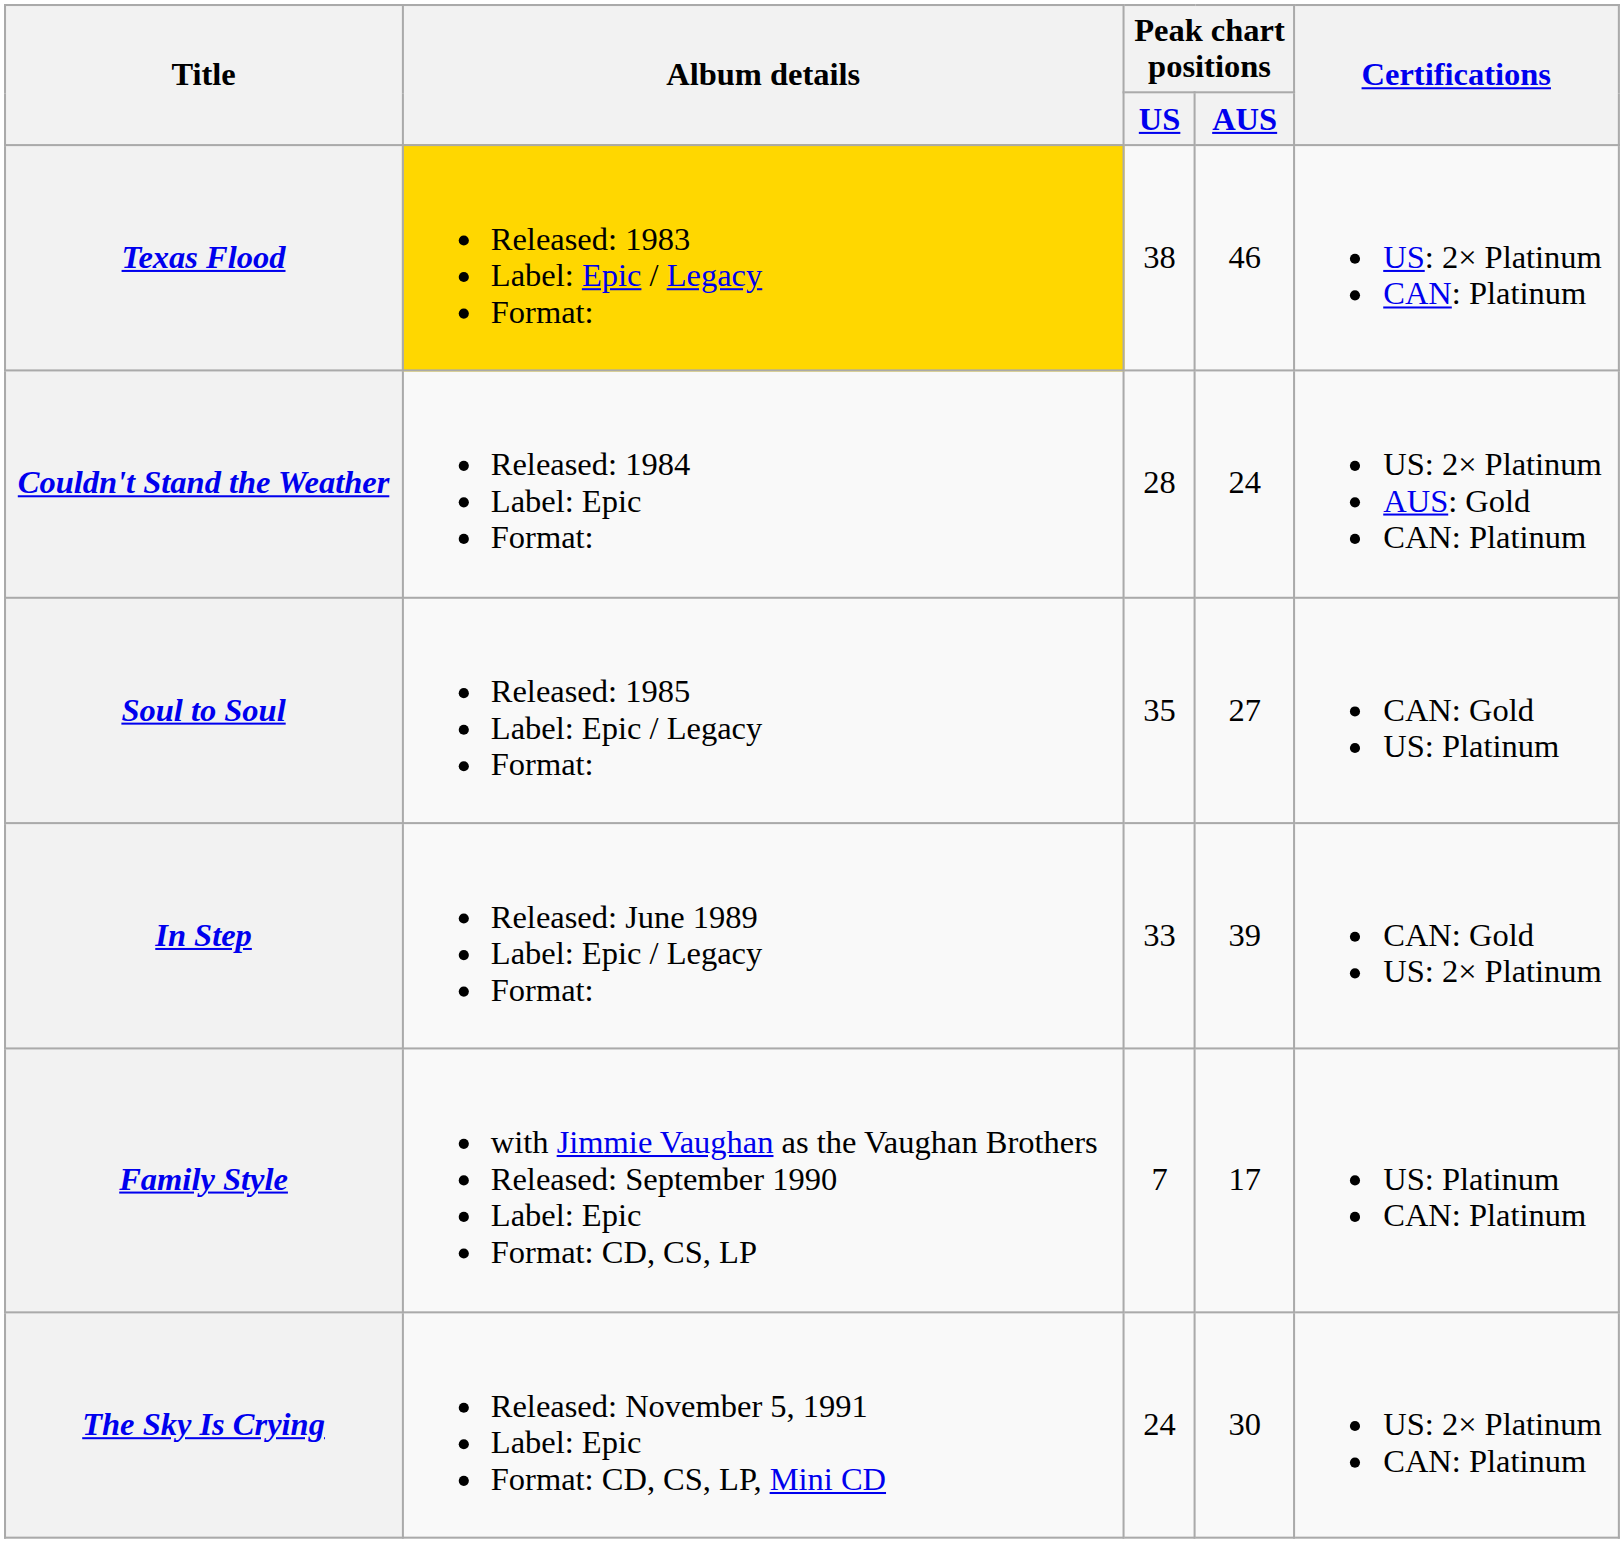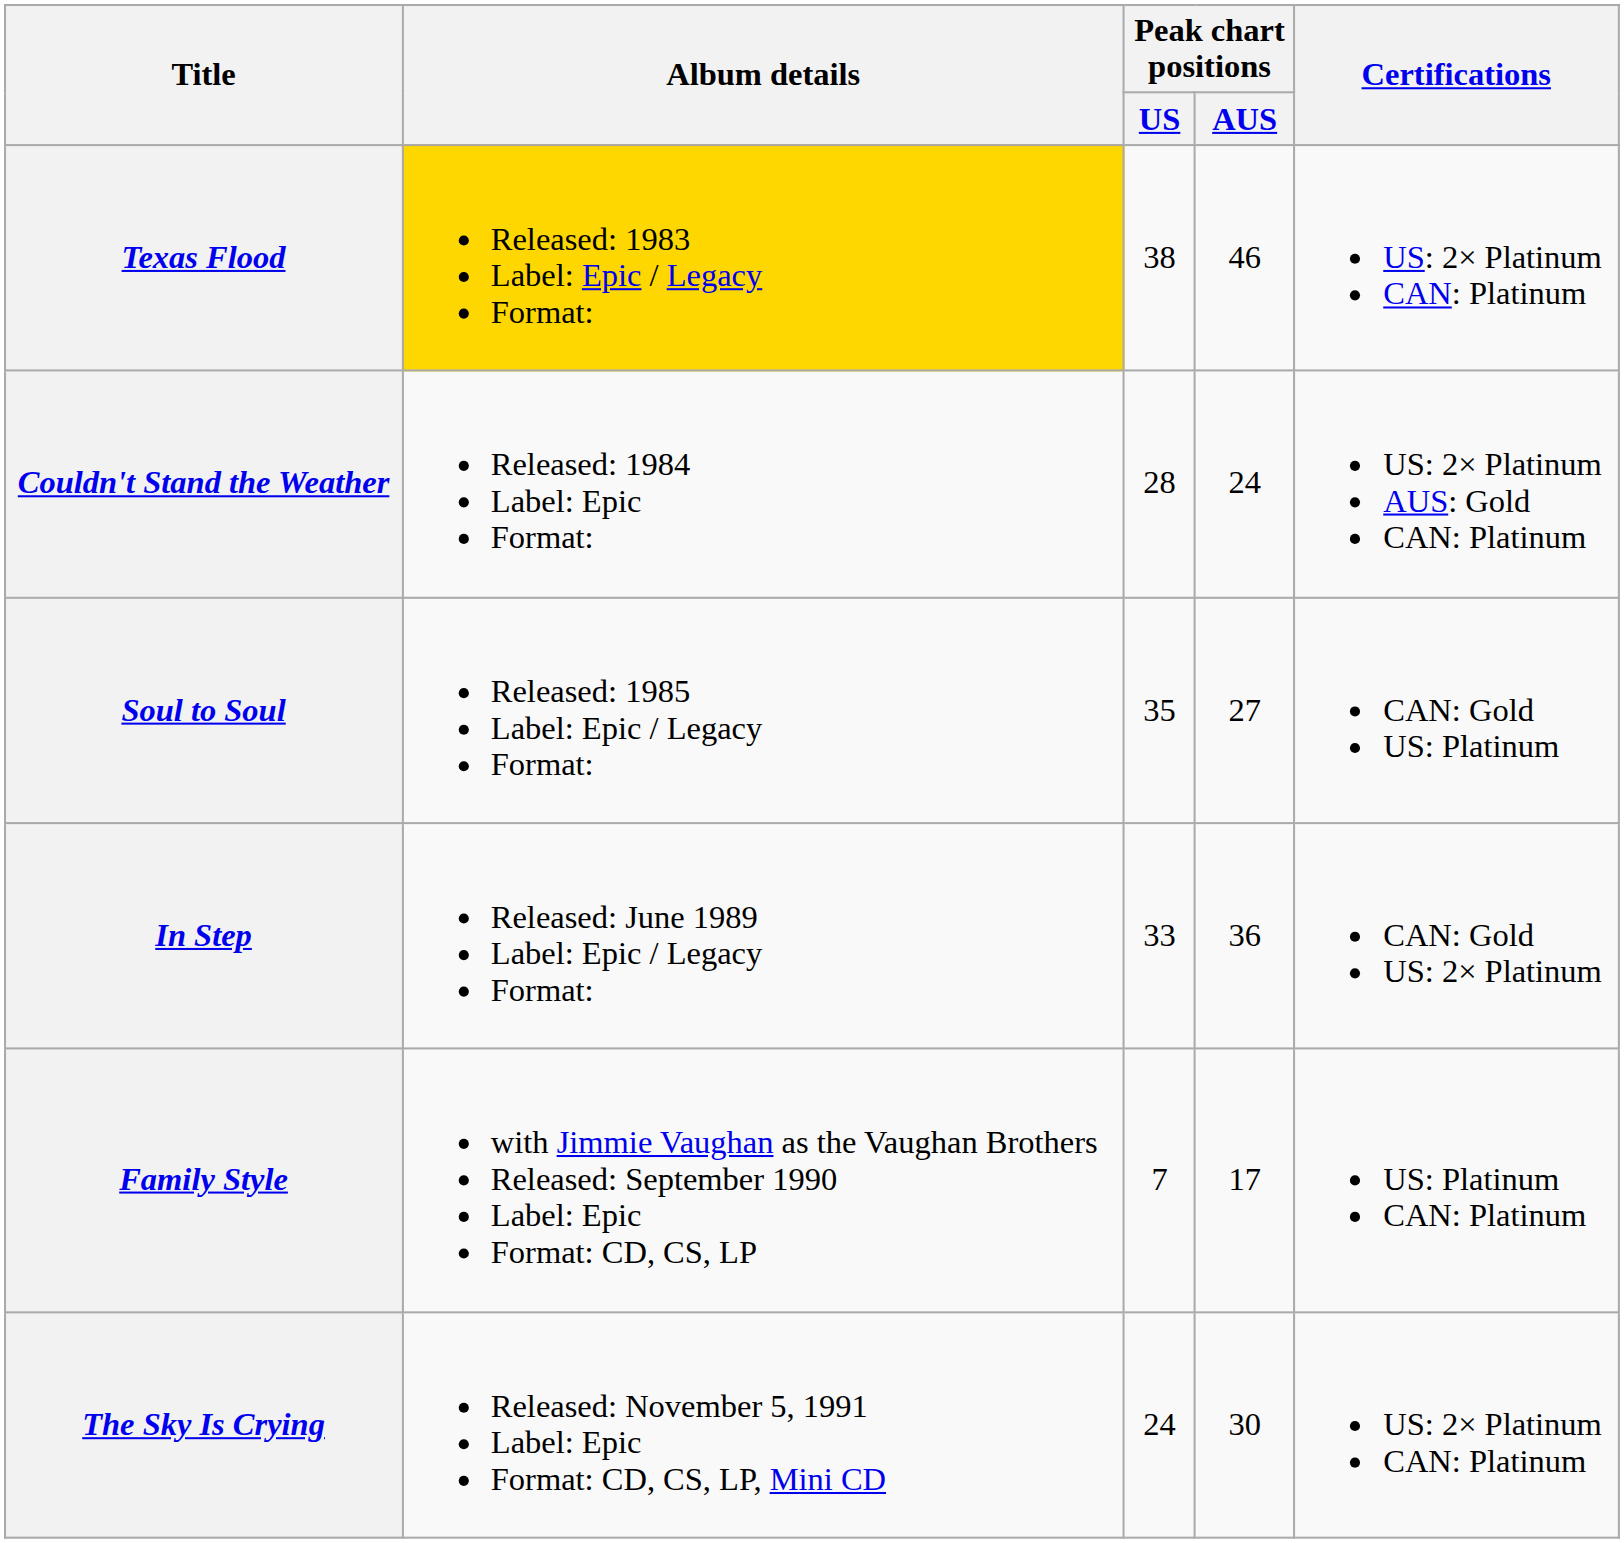(1245, 935) 39 -> (1245, 935) 36
